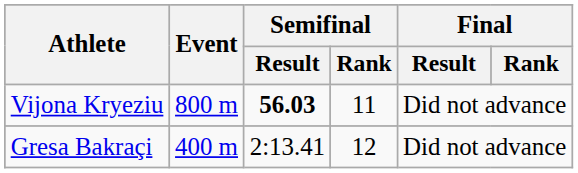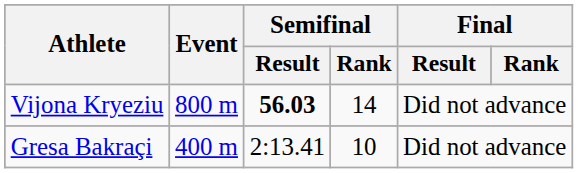(364, 105) 11 -> (364, 105) 14
(364, 146) 12 -> (364, 146) 10
